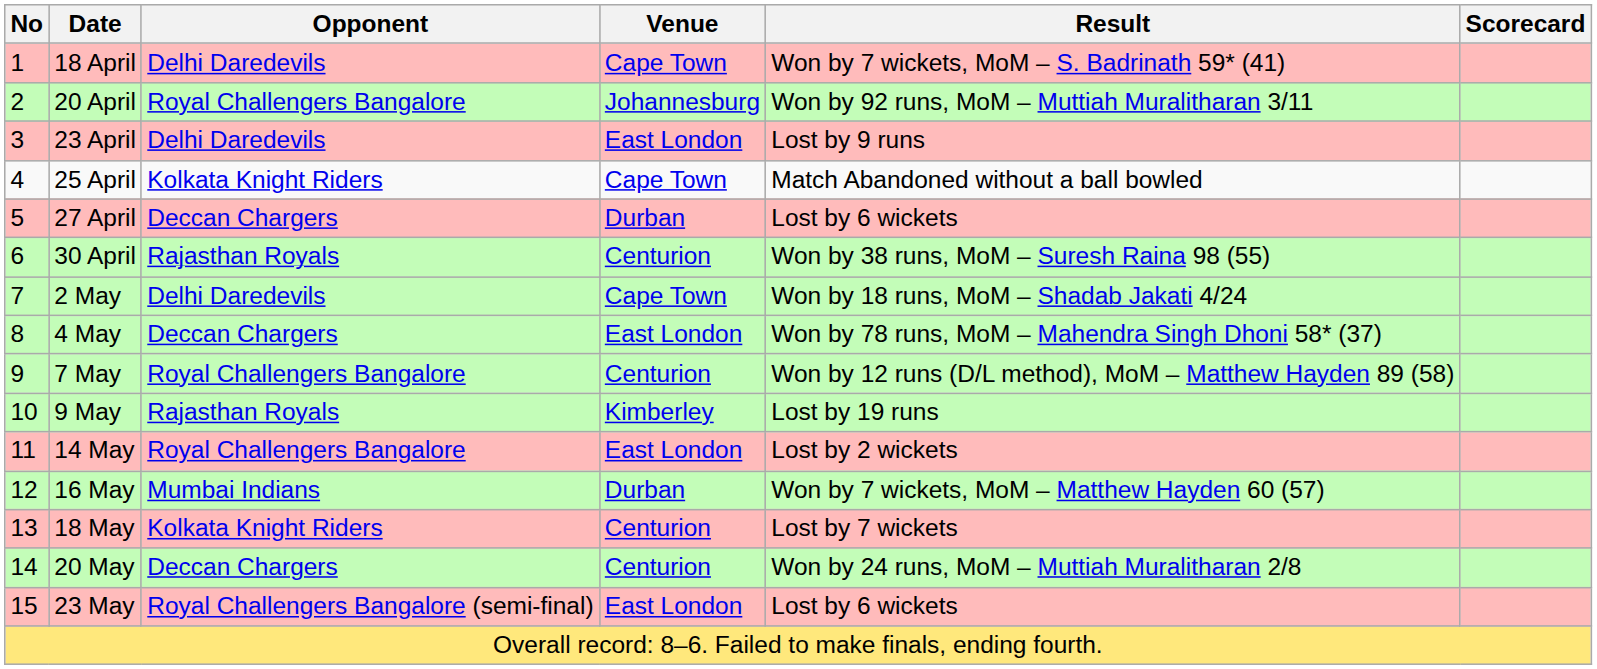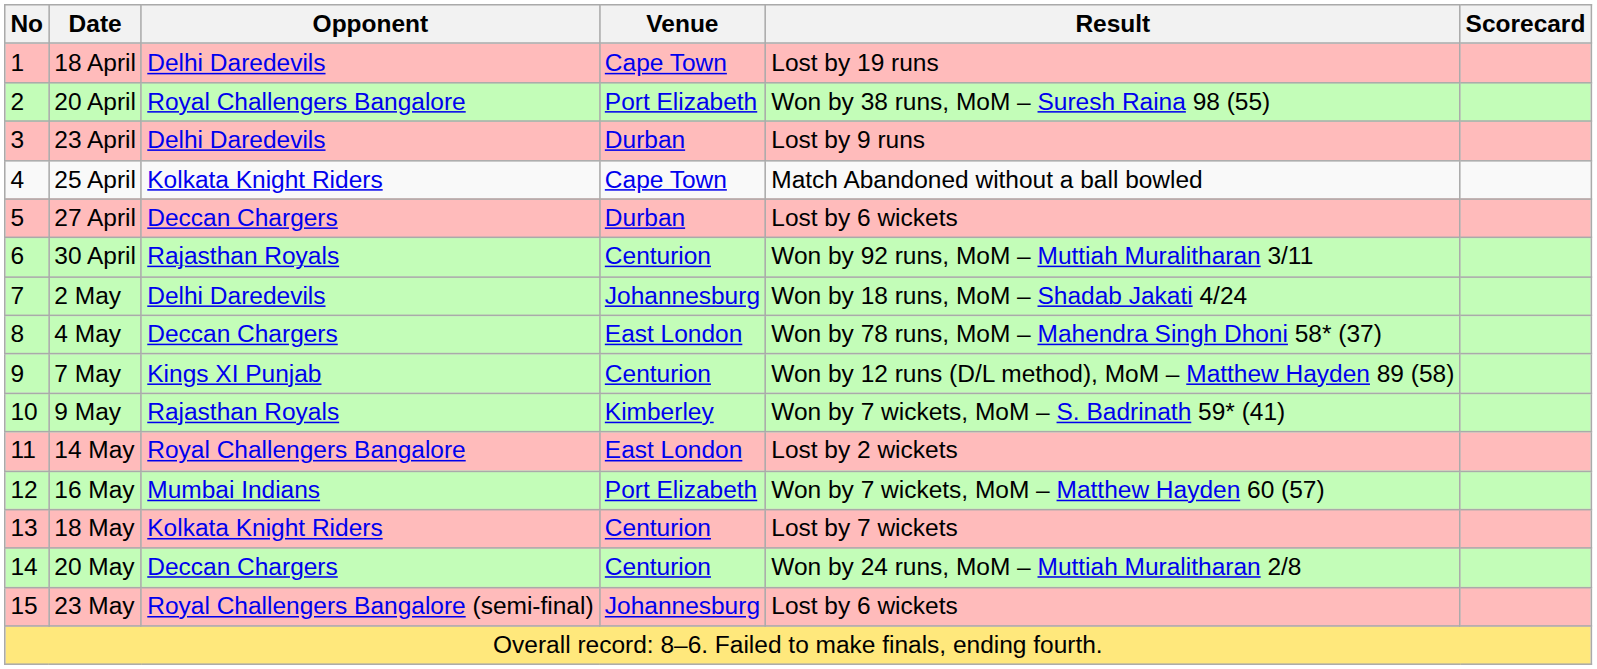(1028, 62) Won by 7 wickets, MoM – S. Badrinath 59* (41) -> (855, 62) Lost by 19 runs
(682, 101) Johannesburg -> (681, 101) Port Elizabeth
(1042, 101) Won by 92 runs, MoM – Muttiah Muralitharan 3/11 -> (1021, 101) Won by 38 runs, MoM – Suresh Raina 98 (55)
(674, 140) East London -> (645, 140) Durban
(1021, 256) Won by 38 runs, MoM – Suresh Raina 98 (55) -> (1042, 256) Won by 92 runs, MoM – Muttiah Muralitharan 3/11
(666, 295) Cape Town -> (682, 295) Johannesburg
(306, 373) Royal Challengers Bangalore -> (234, 373) Kings XI Punjab
(855, 412) Lost by 19 runs -> (1028, 412) Won by 7 wickets, MoM – S. Badrinath 59* (41)
(645, 489) Durban -> (681, 489) Port Elizabeth
(674, 606) East London -> (682, 606) Johannesburg
